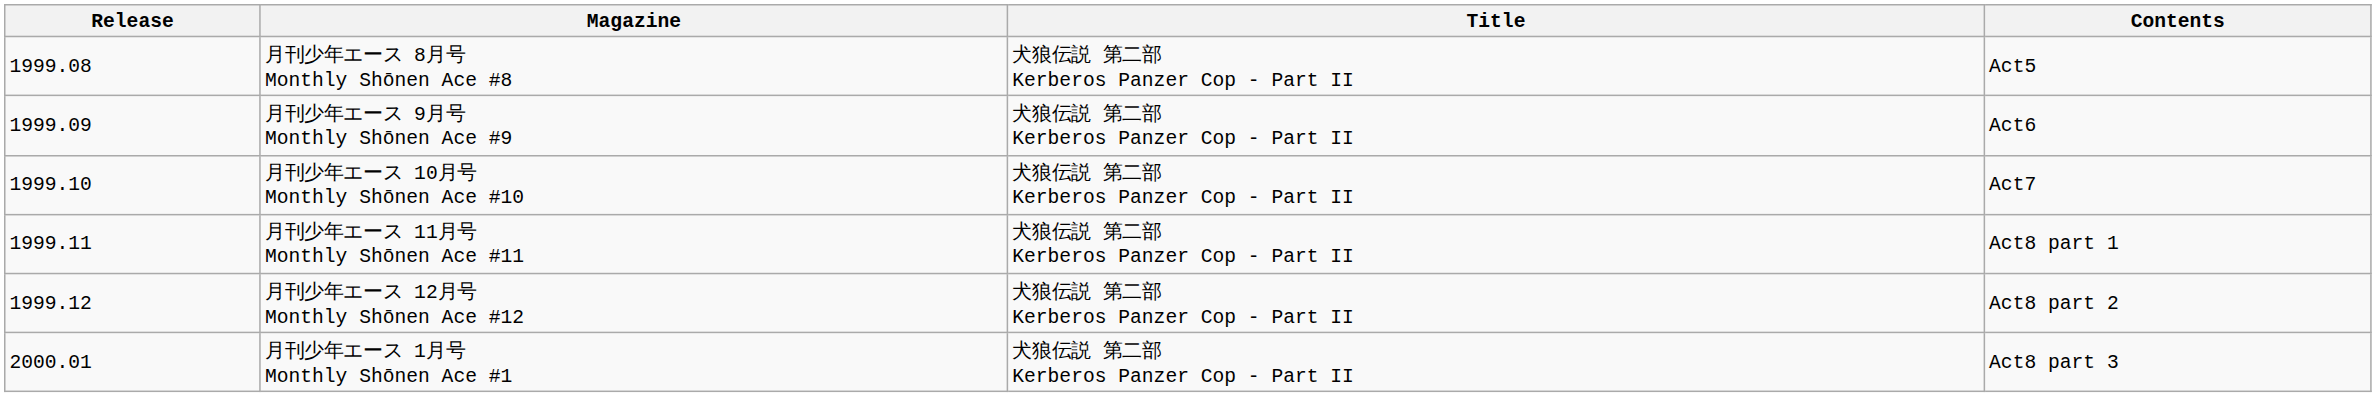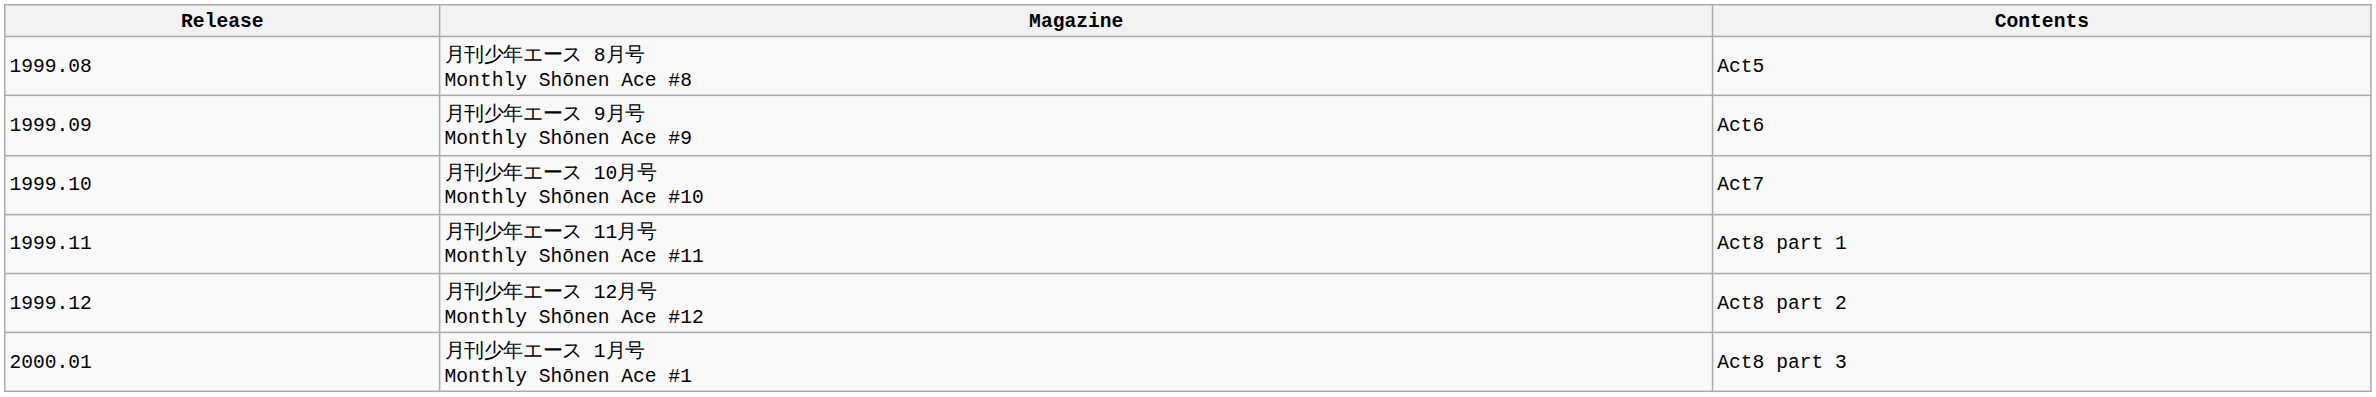- column: (1496, 21)
